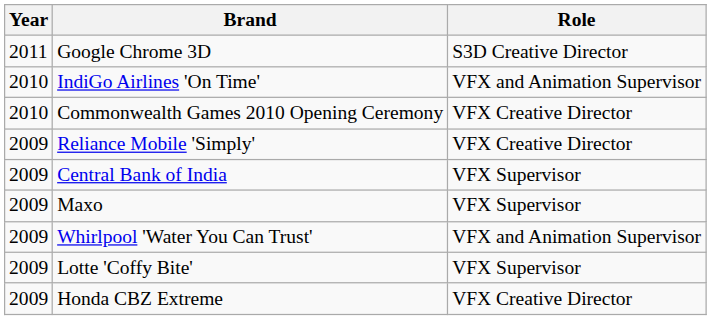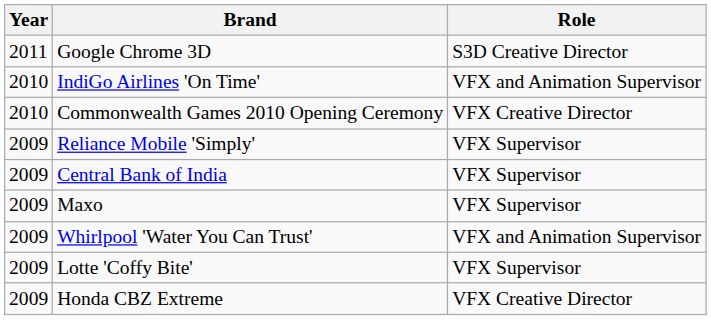(542, 143) VFX Creative Director -> (516, 143) VFX Supervisor
